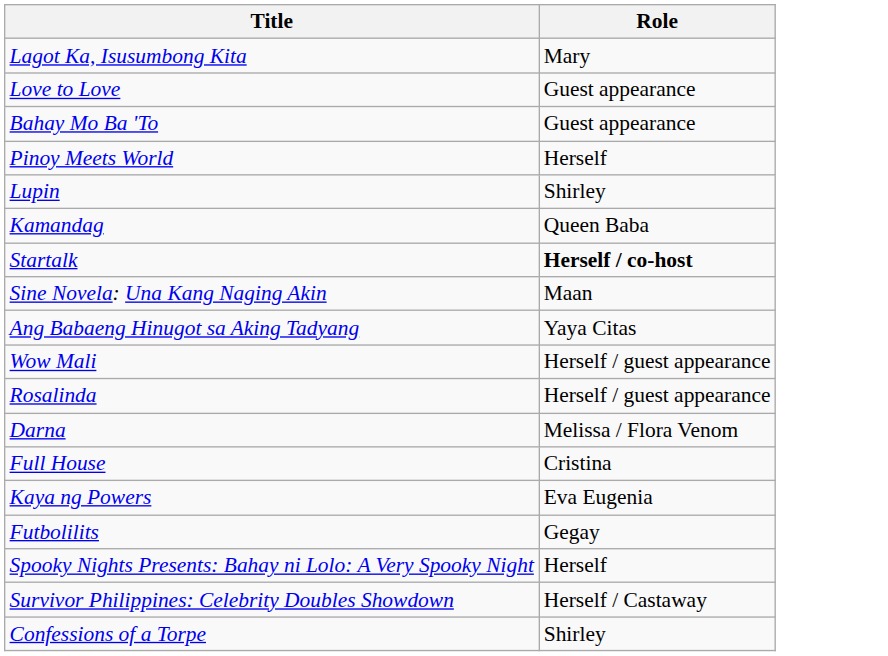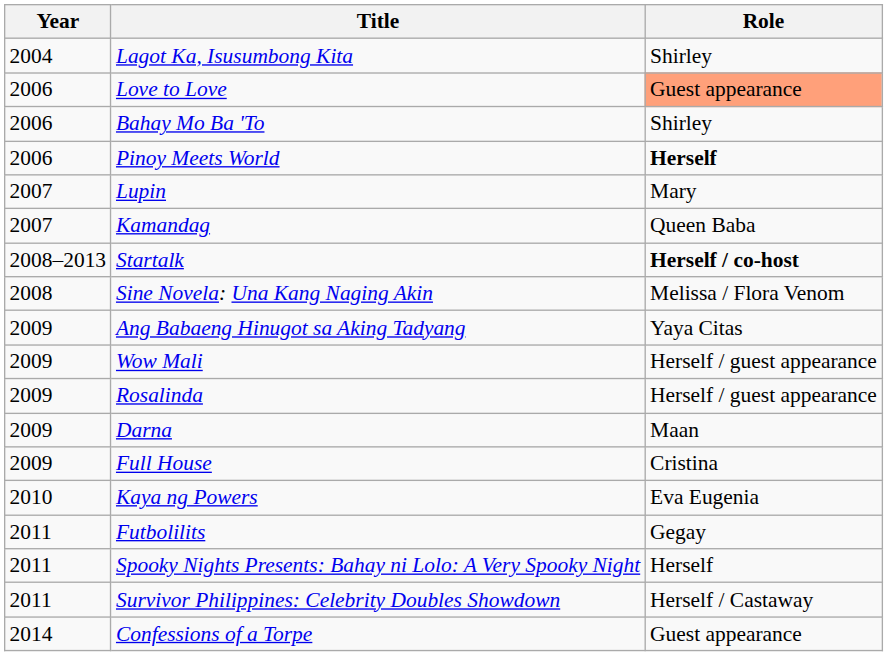+ column: (58, 21)
(567, 55) Mary -> (681, 55) Shirley
(620, 89) no background -> (726, 89) lightsalmon background
(620, 123) Guest appearance -> (681, 123) Shirley
(575, 157) normal -> (683, 157) bold
(575, 191) Shirley -> (673, 191) Mary
(568, 293) Maan -> (747, 293) Melissa / Flora Venom
(641, 429) Melissa / Flora Venom -> (675, 429) Maan
(575, 633) Shirley -> (726, 633) Guest appearance
